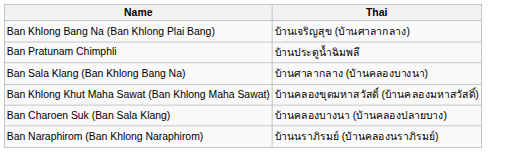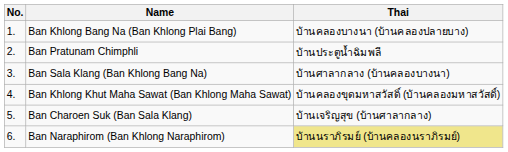+ column: (15, 12)
(342, 31) บ้านเจริญสุข (บ้านศาลากลาง) -> (382, 31) บ้านคลองบางนา (บ้านคลองปลายบาง)
(361, 116) บ้านคลองบางนา (บ้านคลองปลายบาง) -> (364, 116) บ้านเจริญสุข (บ้านศาลากลาง)
(357, 137) no background -> (378, 137) khaki background
